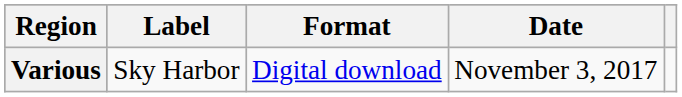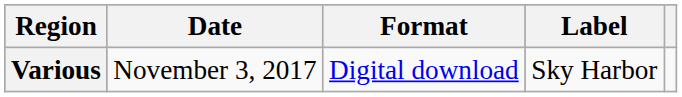columns swapped: (556, 26) <-> (176, 26)
